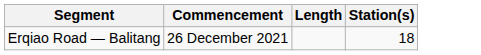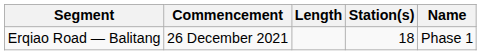+ column: (447, 15)
